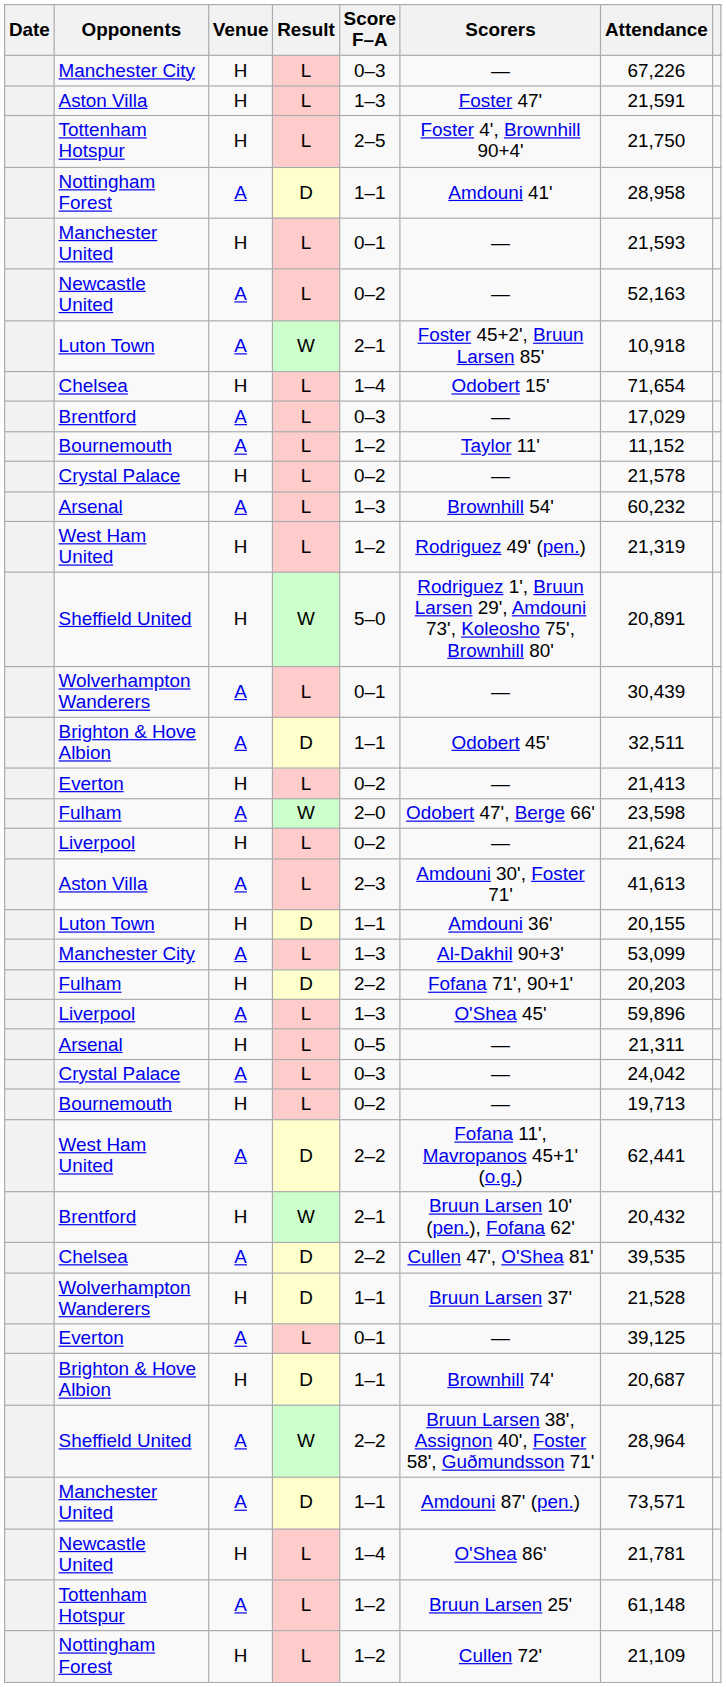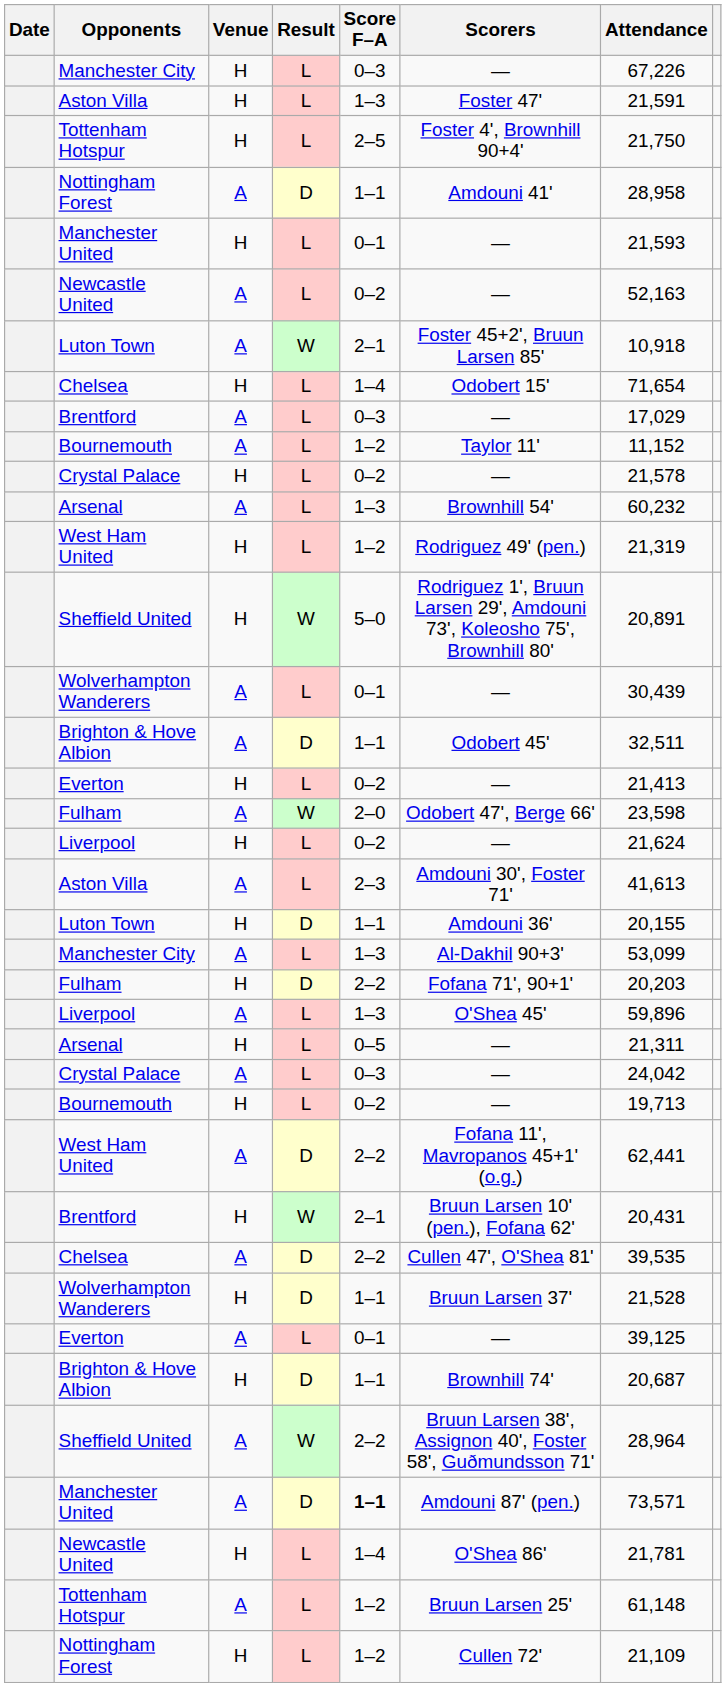(656, 1217) 20,432 -> (656, 1217) 20,431
(370, 1502) normal -> (370, 1502) bold
